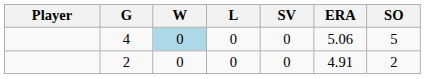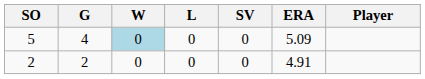columns swapped: (52, 16) <-> (394, 16)
(340, 39) 5.06 -> (299, 39) 5.09
